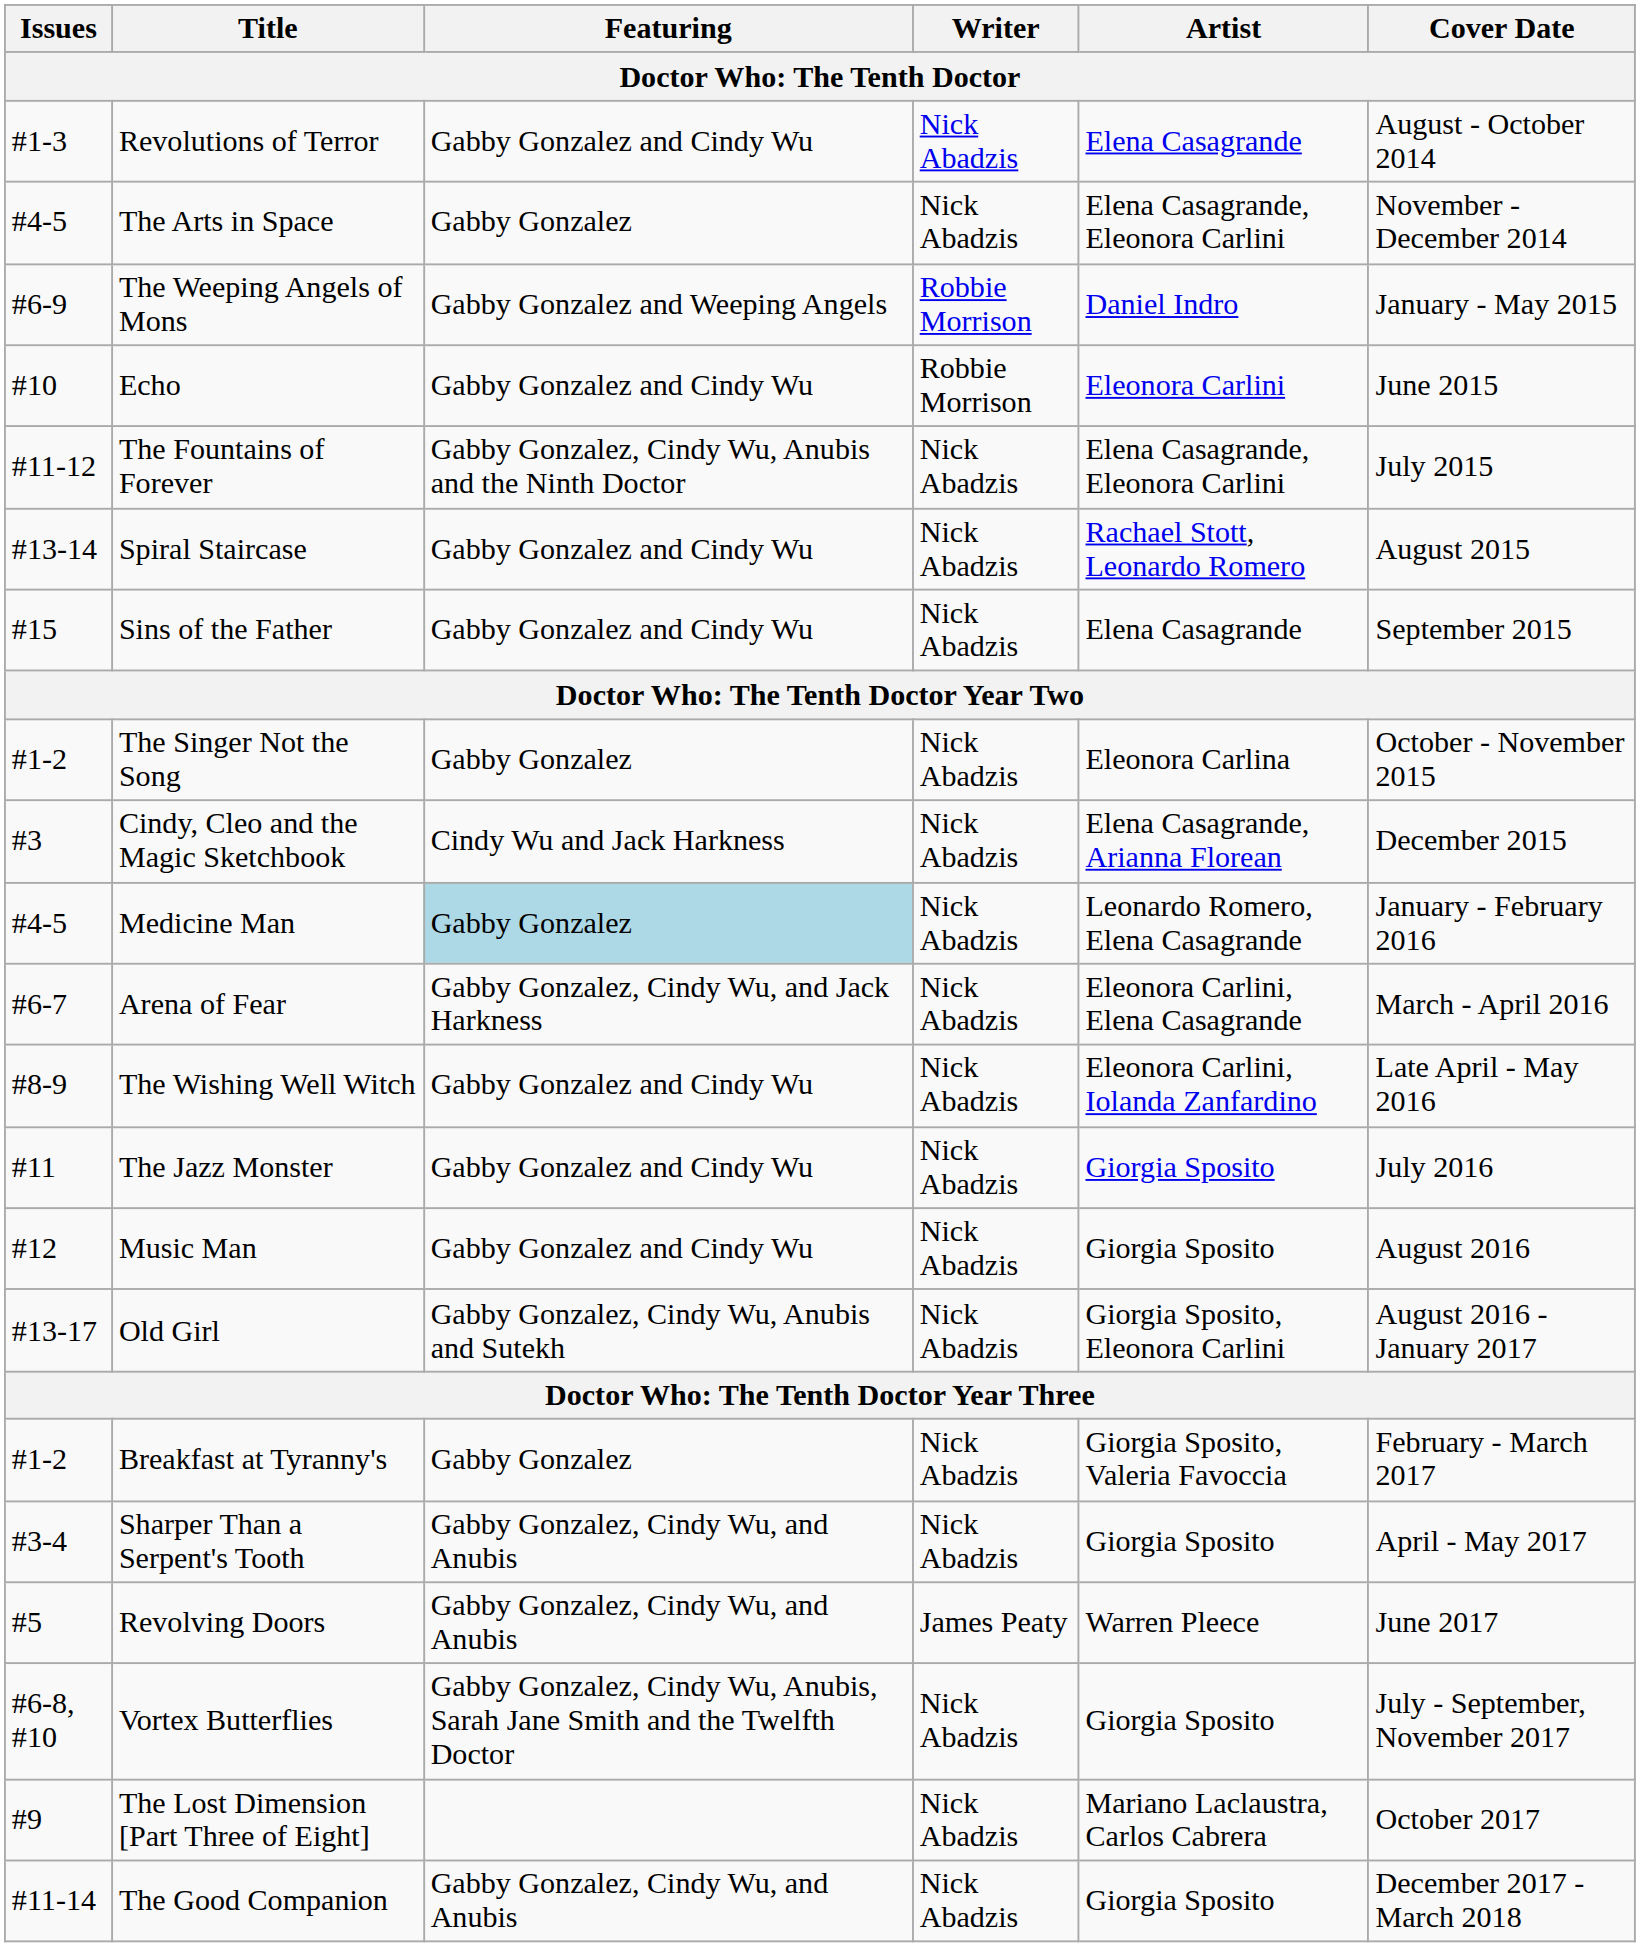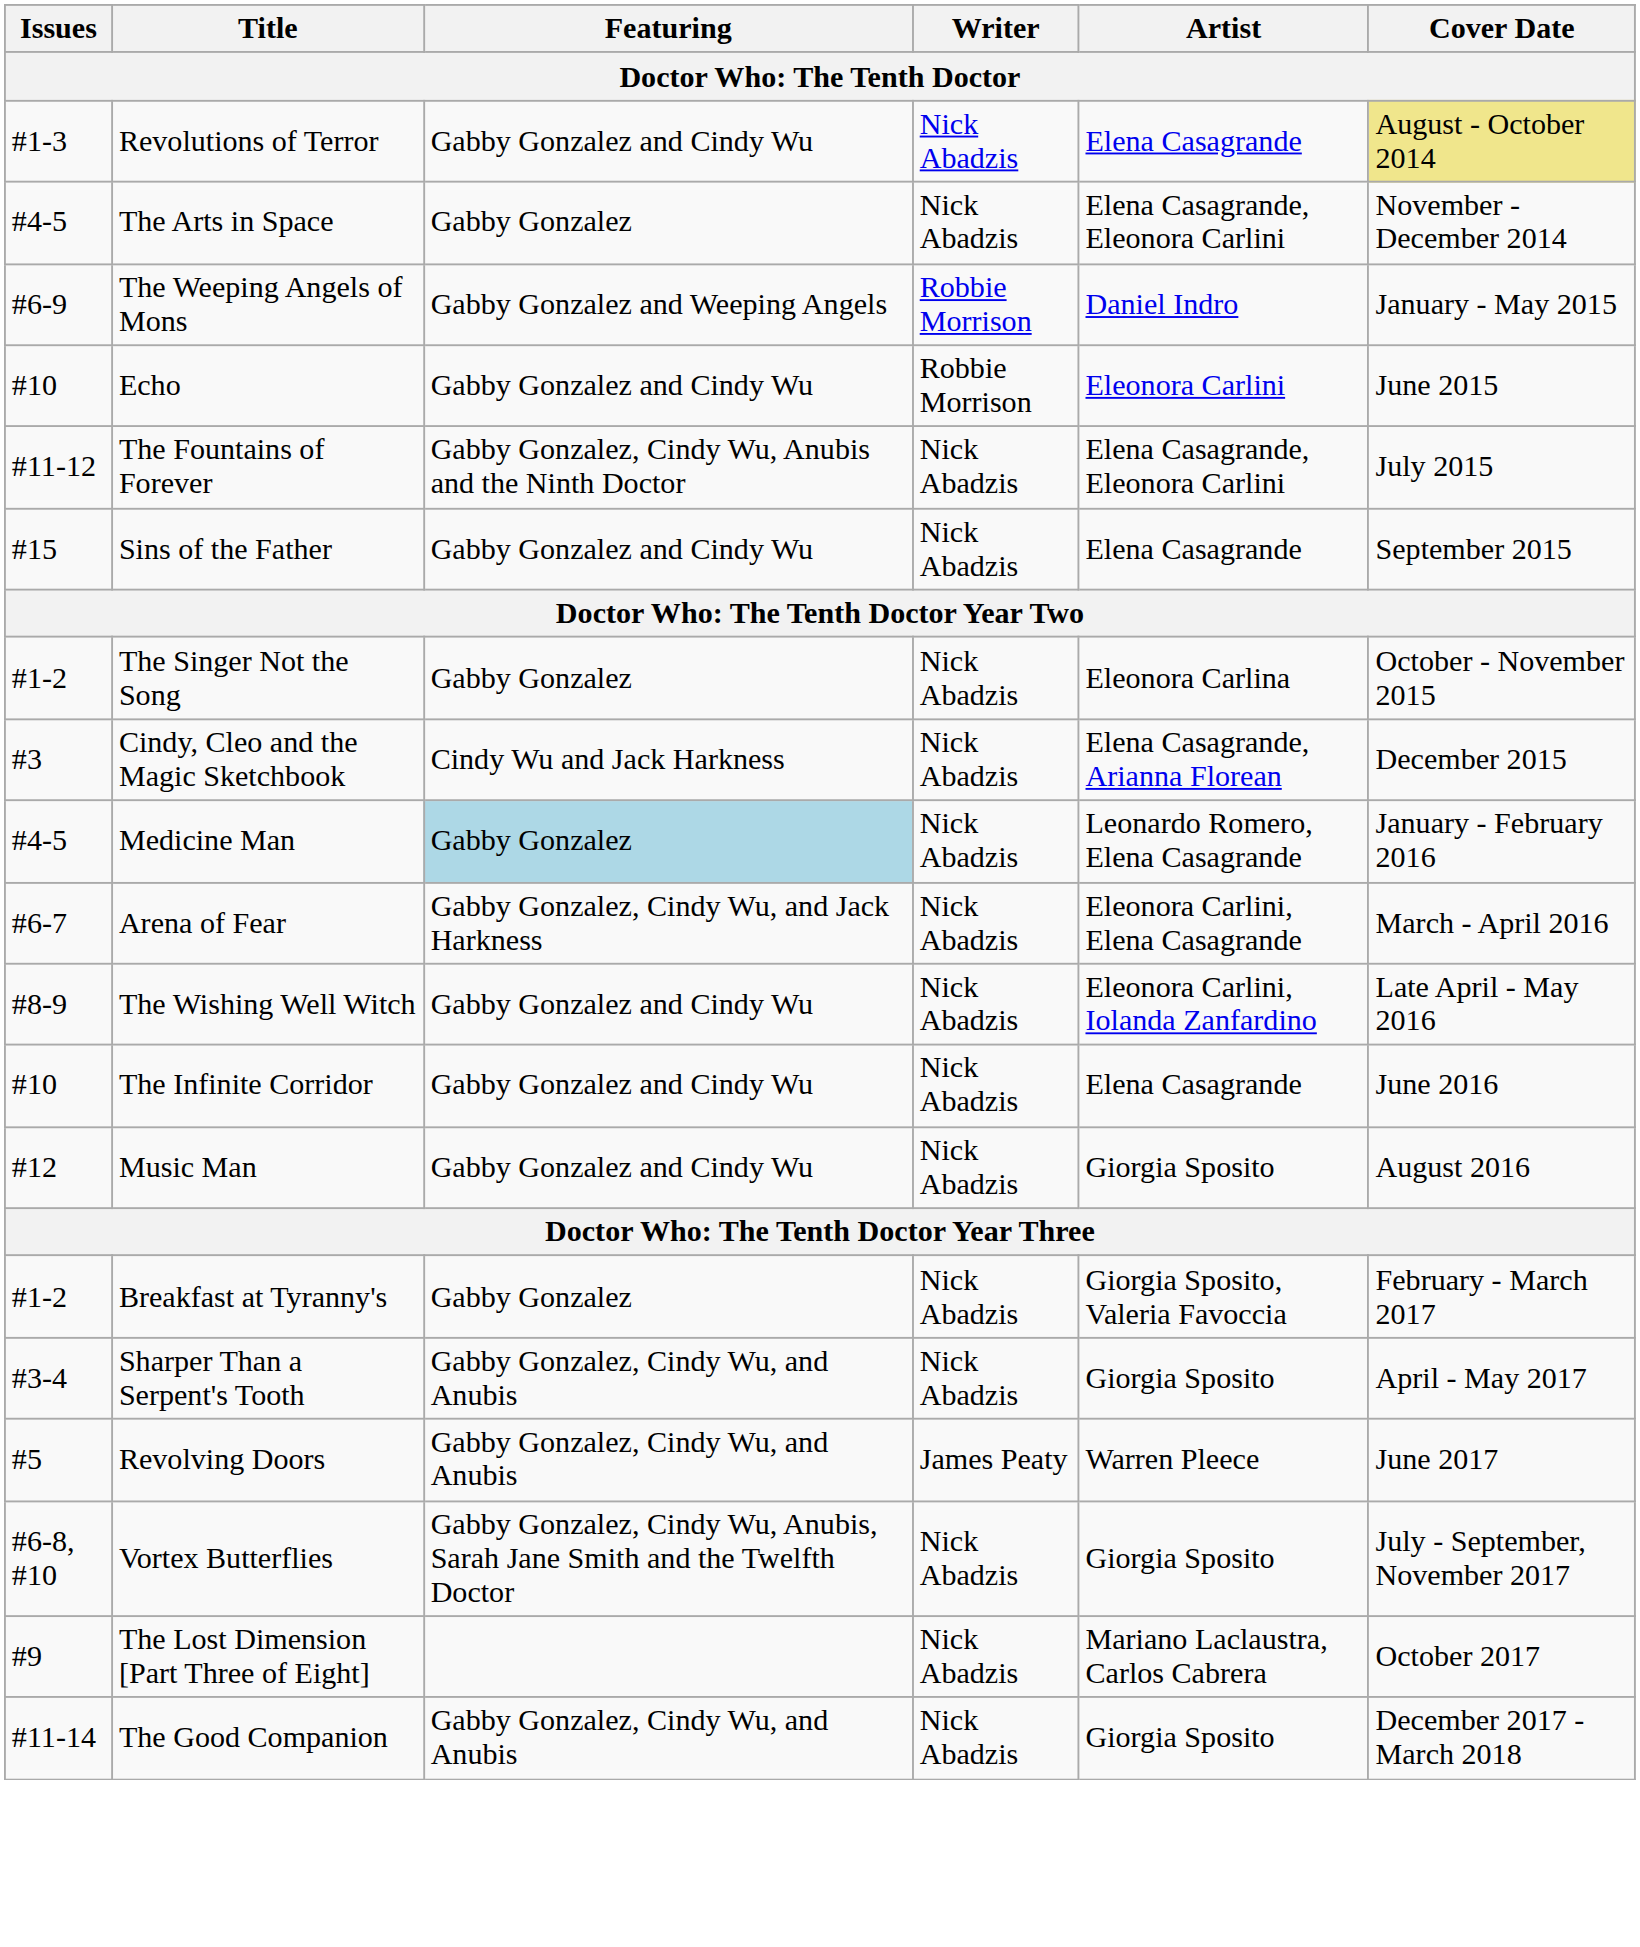(1480, 140) no background -> (1480, 140) khaki background
- row: (213, 548)
+ row: (246, 1085)
- row: (226, 1166)
- row: (169, 1330)
